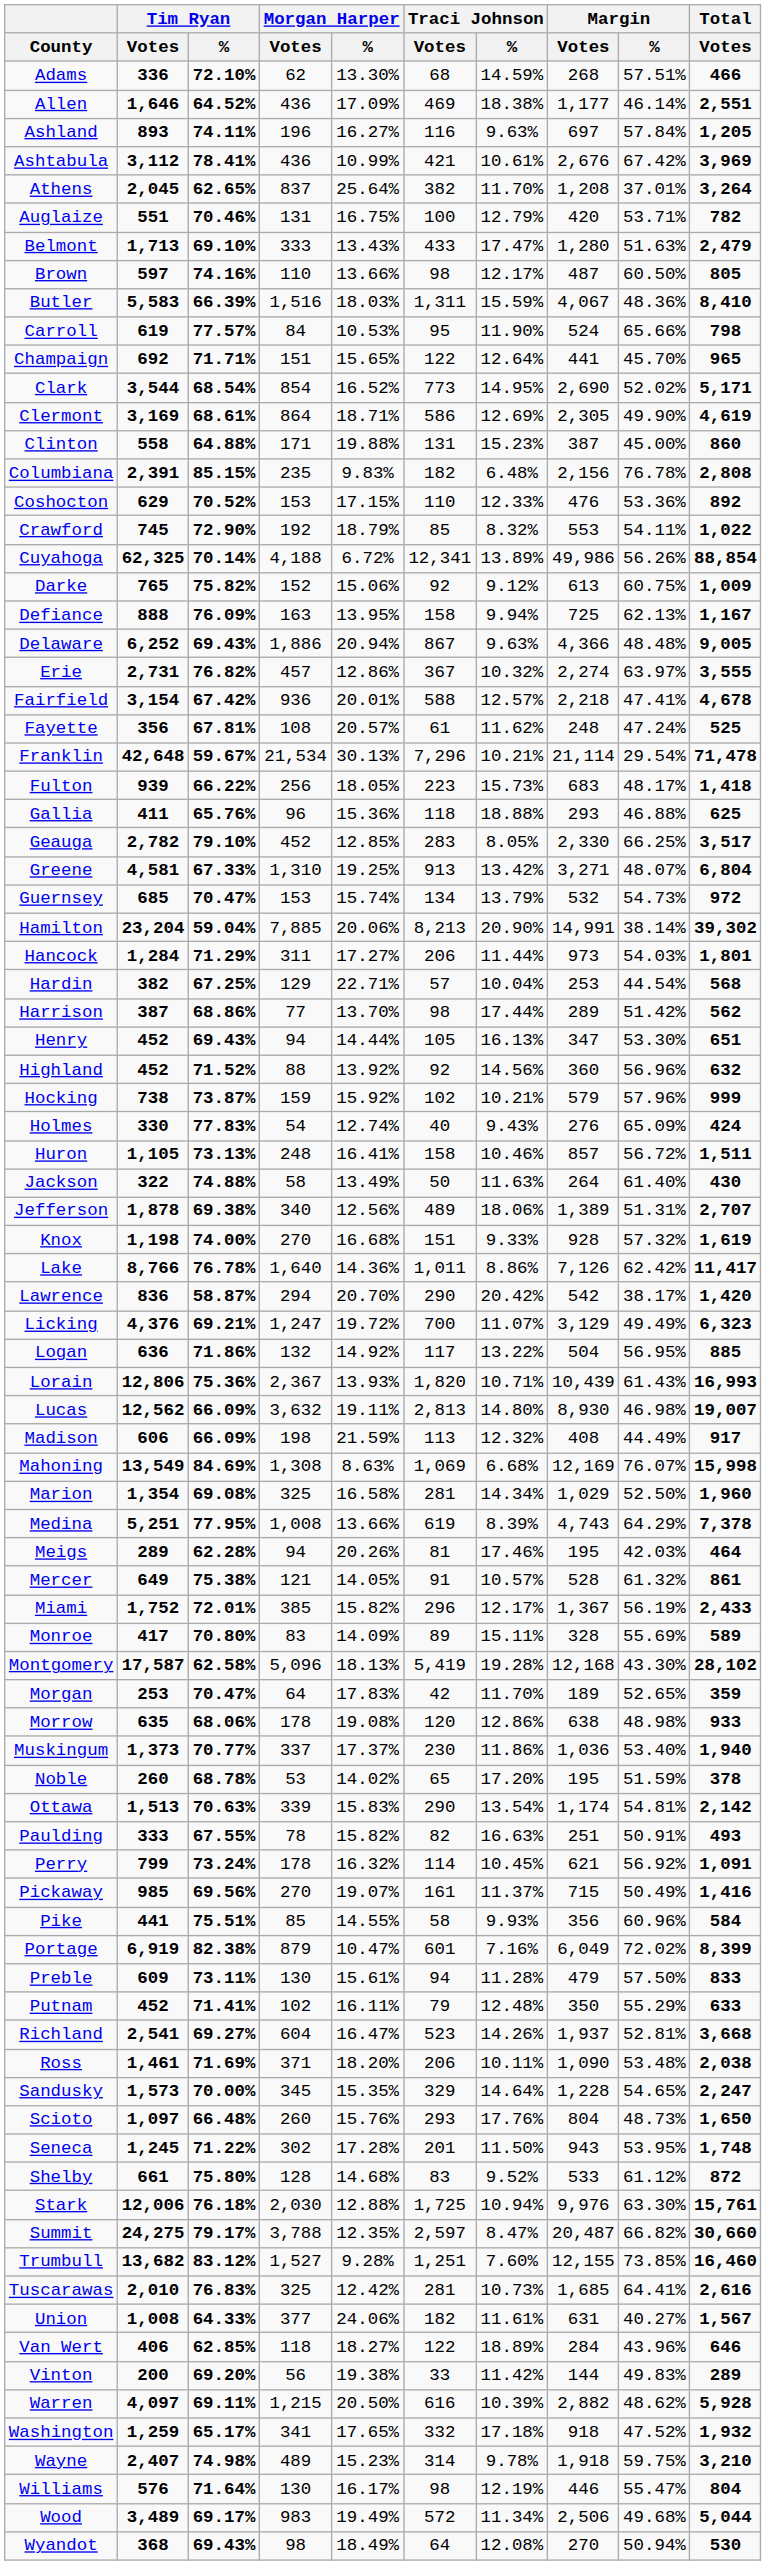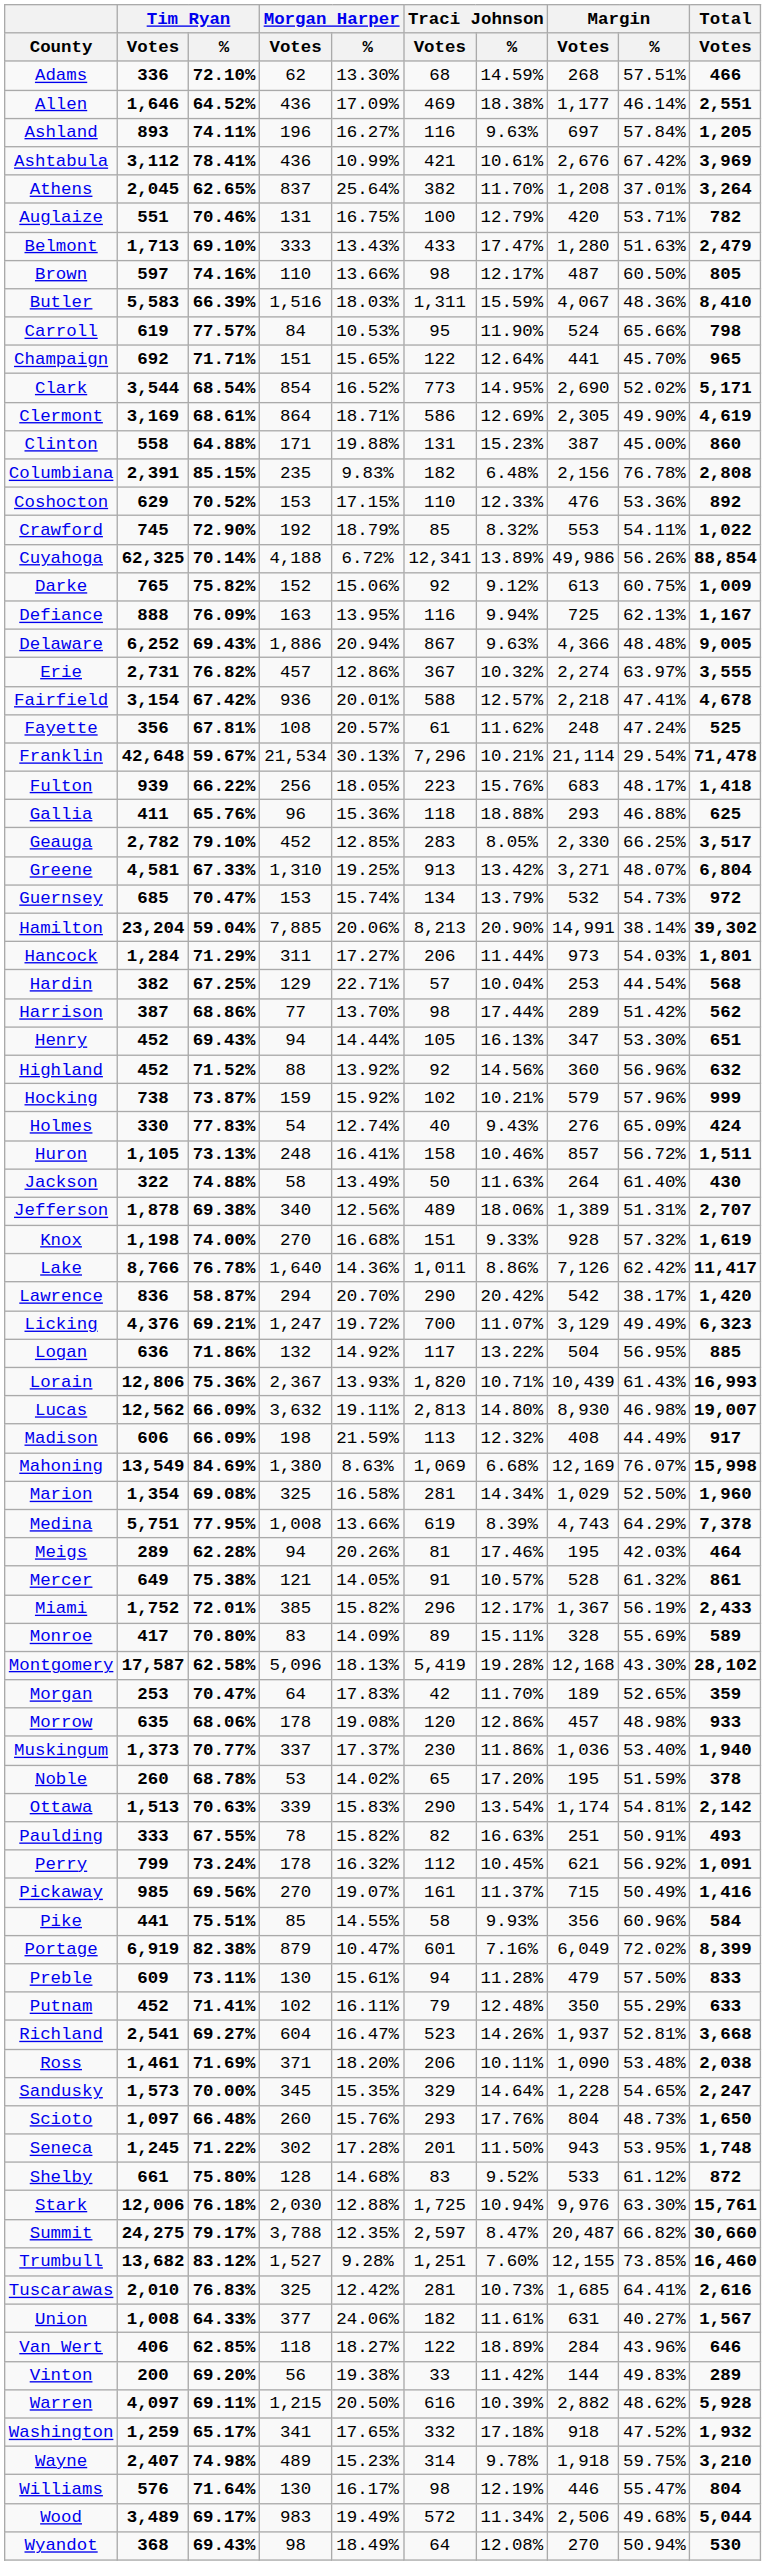(440, 615) 158 -> (440, 615) 116
(512, 785) 15.73% -> (512, 785) 15.76%
(296, 1467) 1,308 -> (296, 1467) 1,380
(153, 1524) 5,251 -> (153, 1524) 5,751
(583, 1722) 638 -> (583, 1722) 457
(440, 1864) 114 -> (440, 1864) 112
